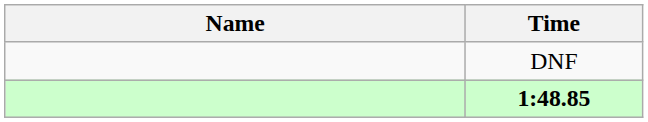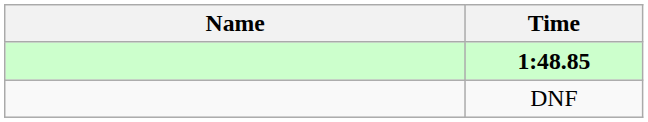rows swapped: (554, 98) <-> (554, 60)
